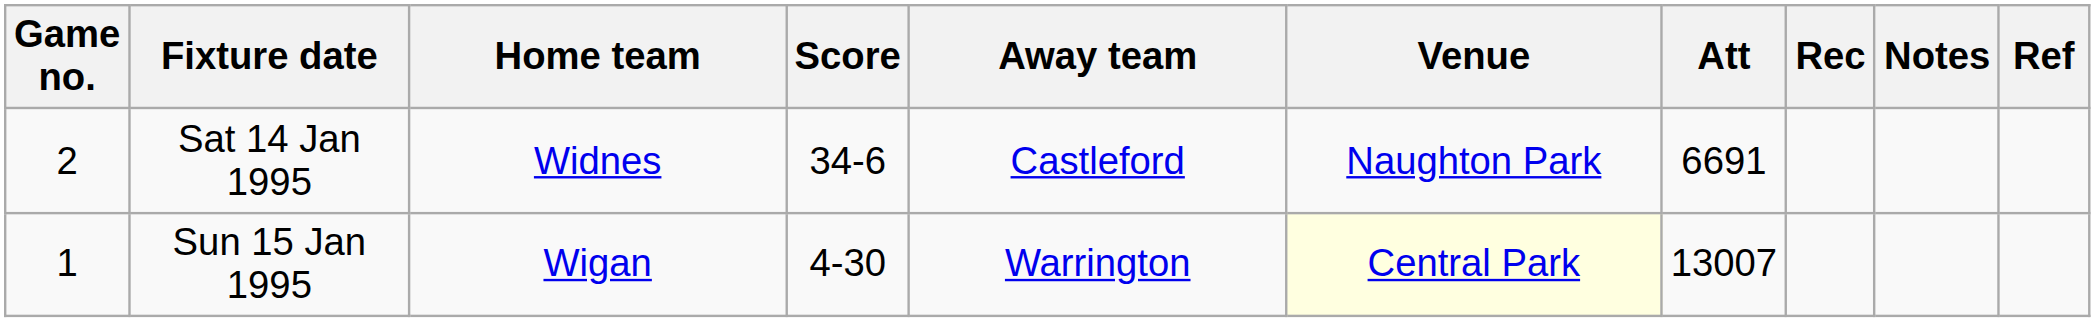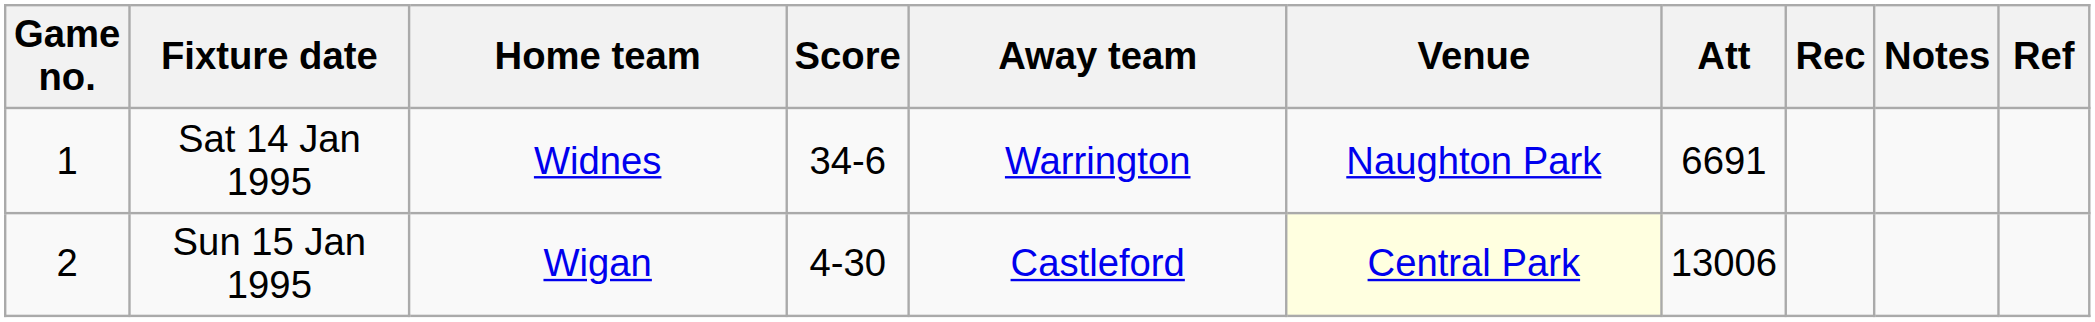(67, 159) 2 -> (67, 159) 1
(1098, 159) Castleford -> (1098, 159) Warrington
(67, 263) 1 -> (67, 263) 2
(1098, 263) Warrington -> (1098, 263) Castleford
(1724, 263) 13007 -> (1724, 263) 13006
